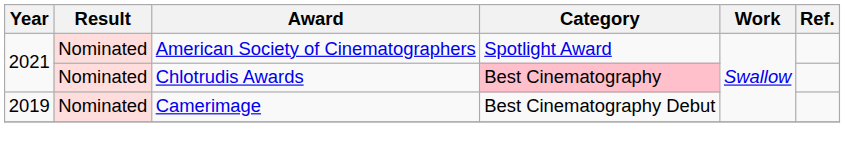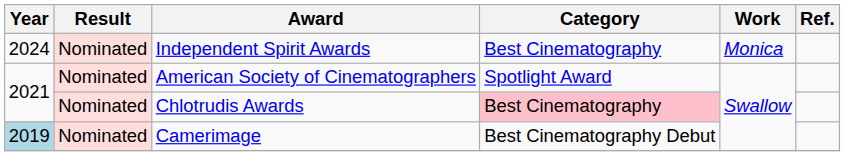+ row: (263, 48)
(29, 106) no background -> (29, 135) lightblue background
